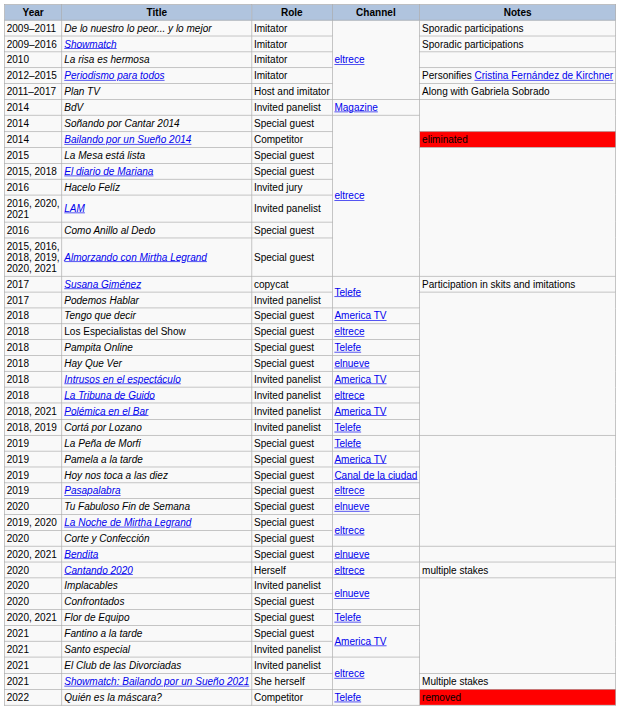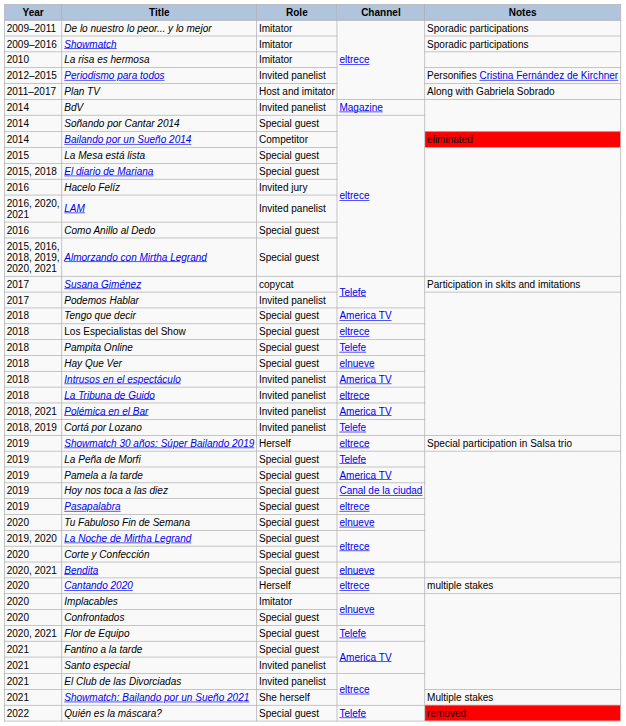(271, 76) Imitator -> (292, 76) Invited panelist
+ row: (159, 443)
(287, 586) Invited panelist -> (276, 602) Imitator
(278, 697) Competitor -> (289, 713) Special guest
